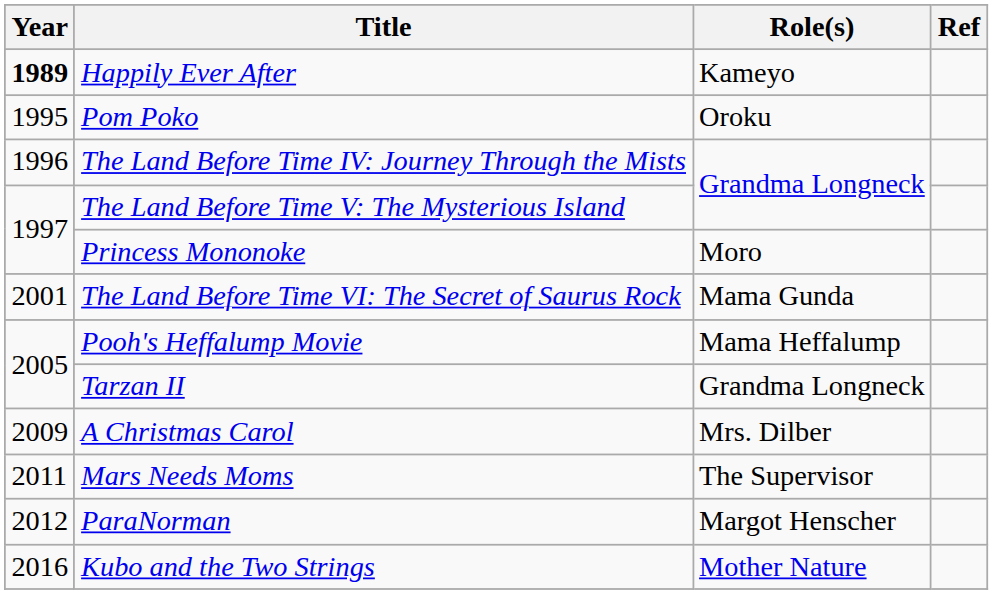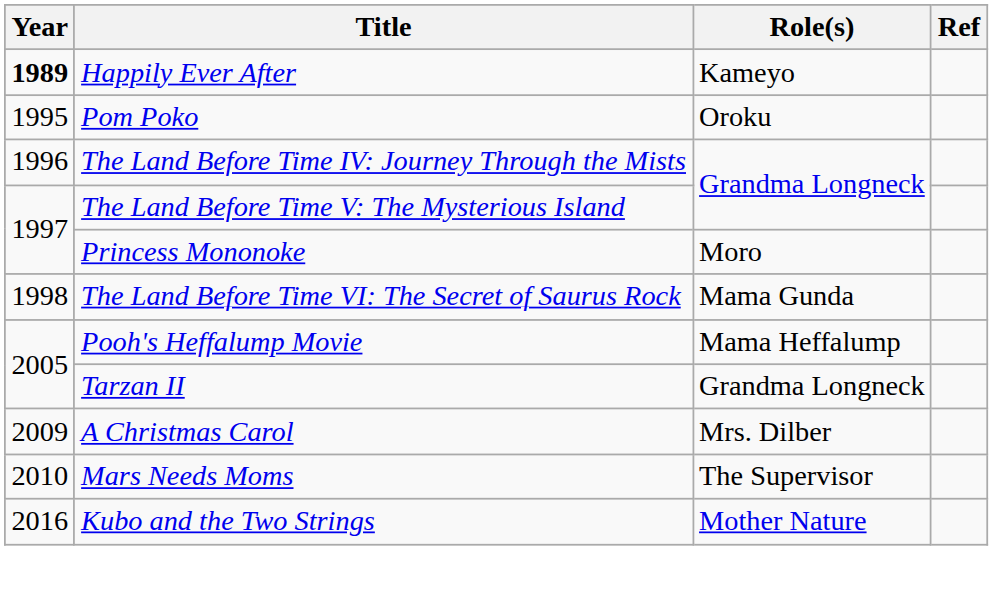(40, 296) 2001 -> (40, 296) 1998
(39, 476) 2011 -> (40, 476) 2010
- row: (156, 521)
